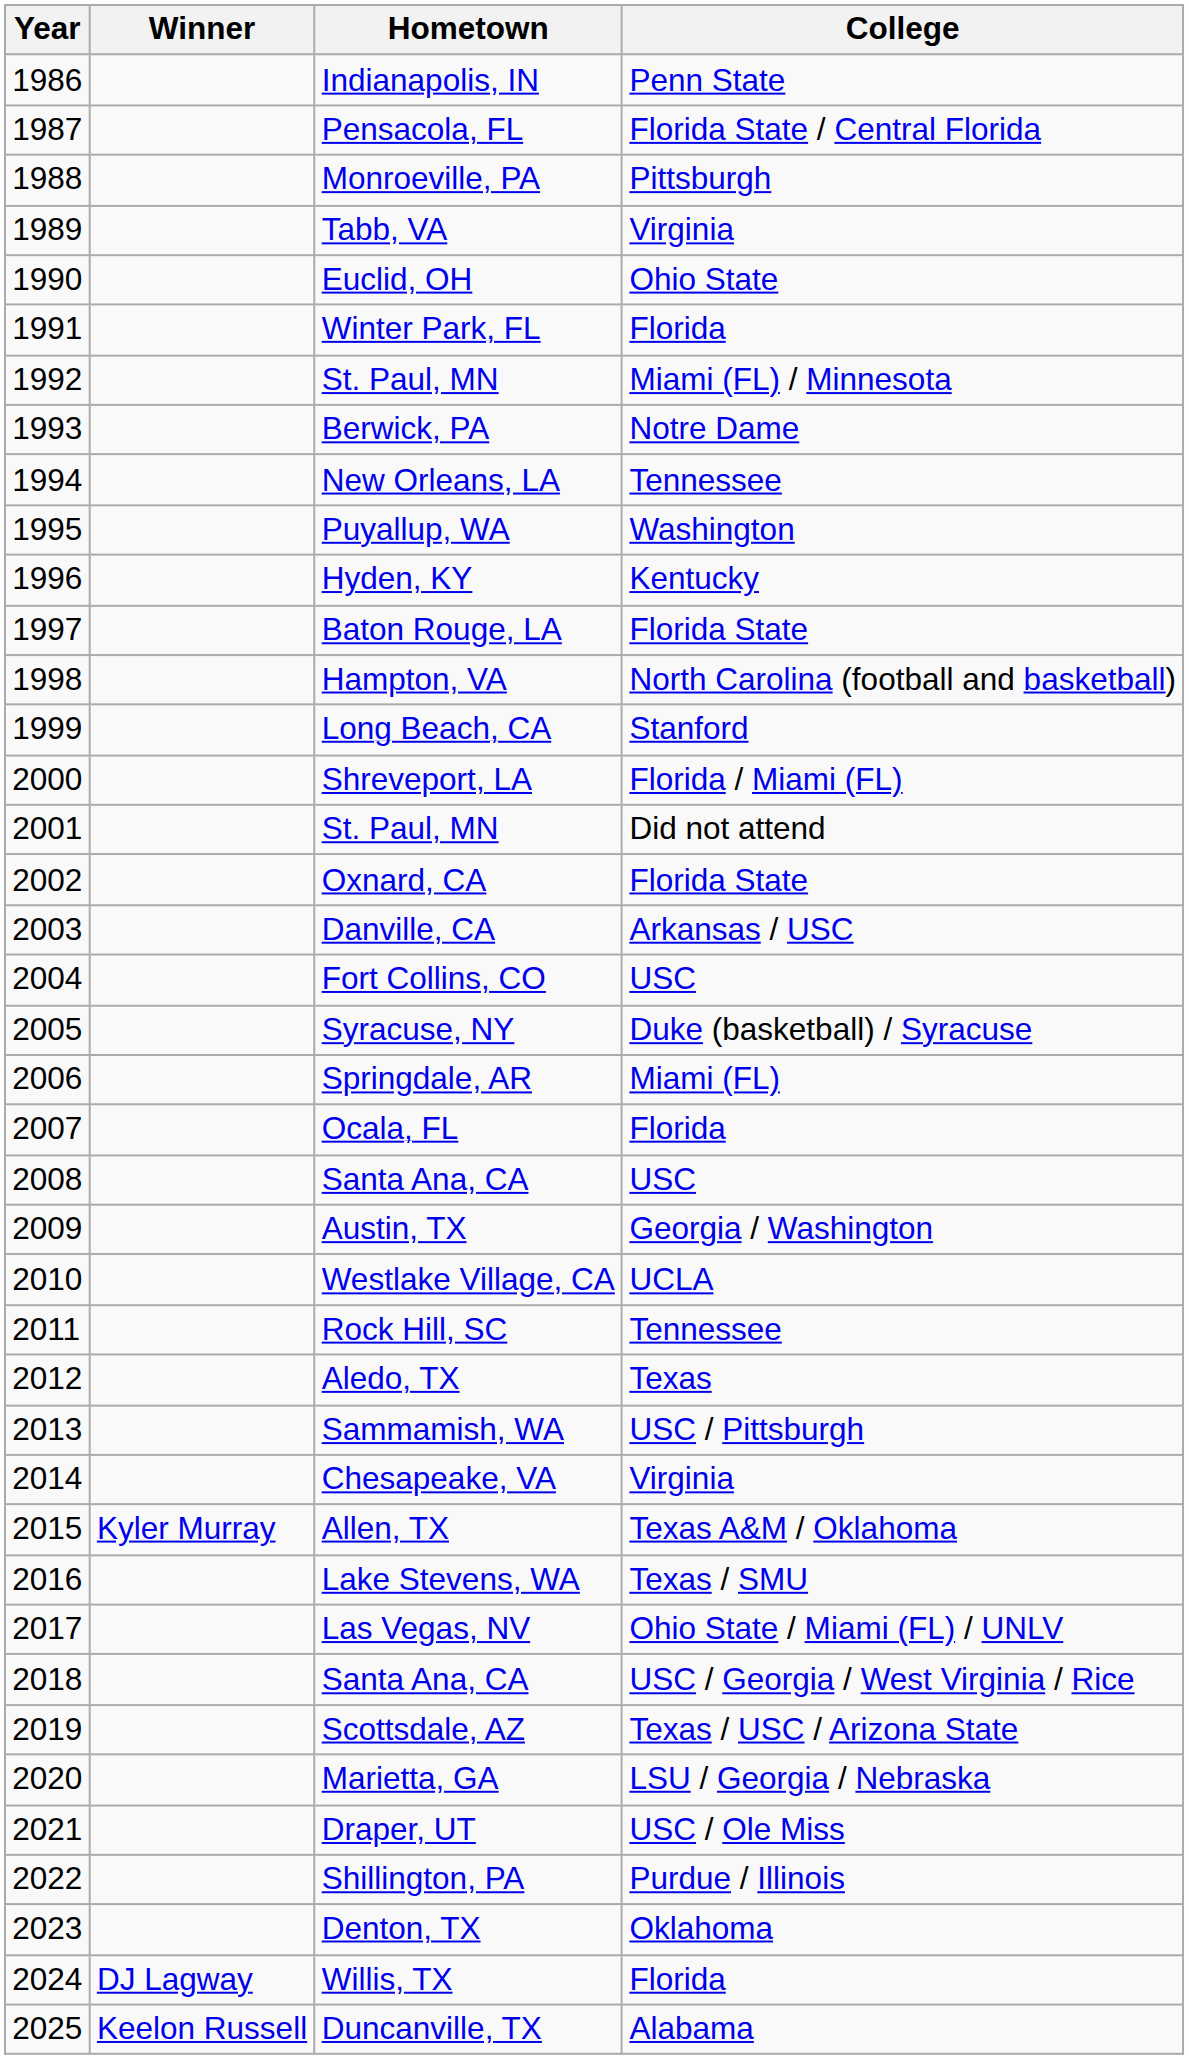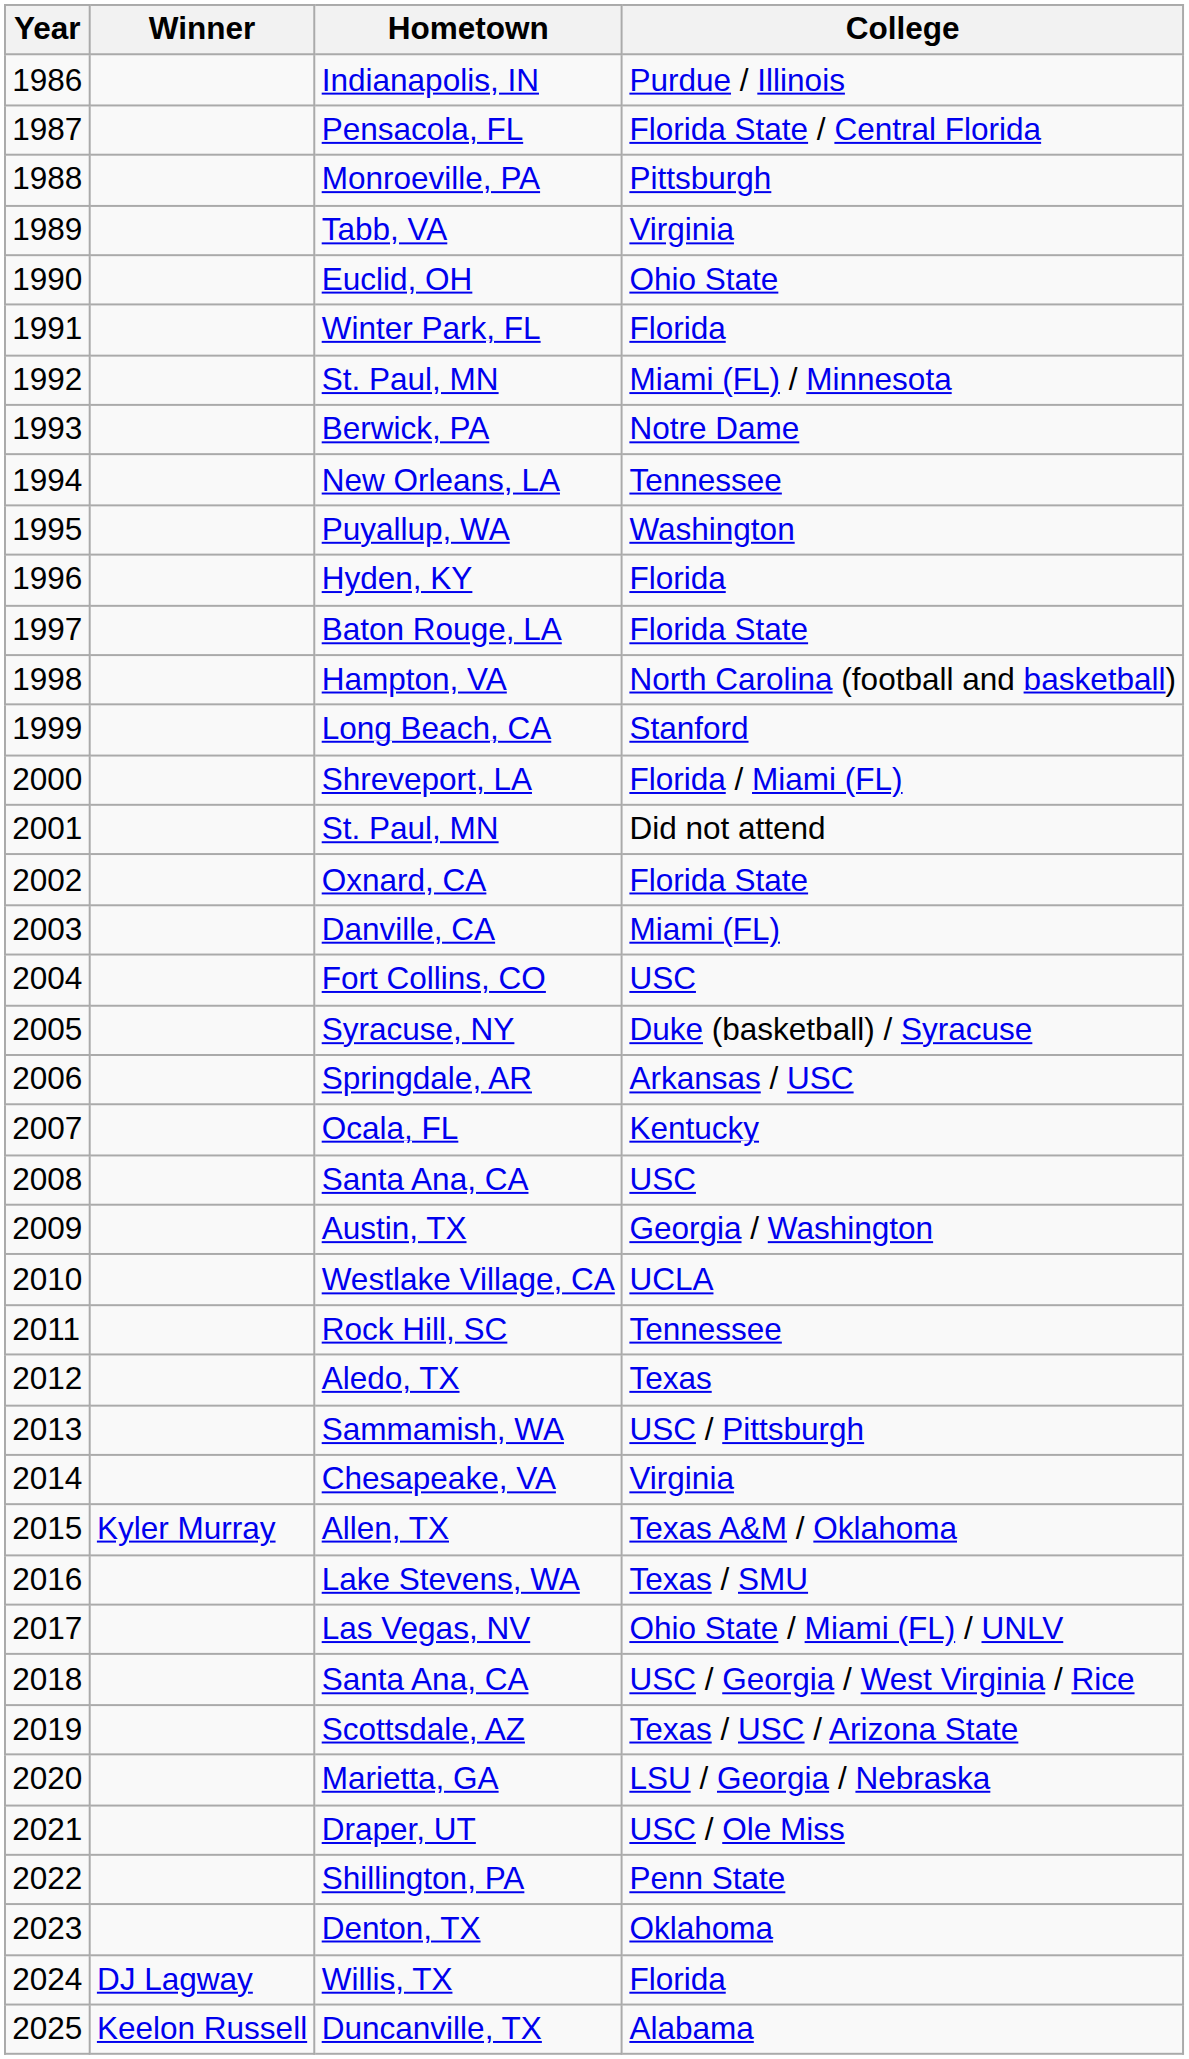(707, 79) Penn State -> (737, 79) Purdue / Illinois
(694, 579) Kentucky -> (678, 579) Florida
(742, 929) Arkansas / USC -> (705, 929) Miami (FL)
(705, 1079) Miami (FL) -> (742, 1079) Arkansas / USC
(678, 1129) Florida -> (694, 1129) Kentucky
(737, 1879) Purdue / Illinois -> (707, 1879) Penn State
